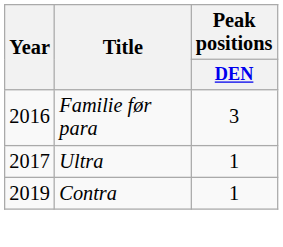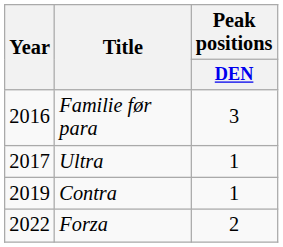+ row: (84, 225)
